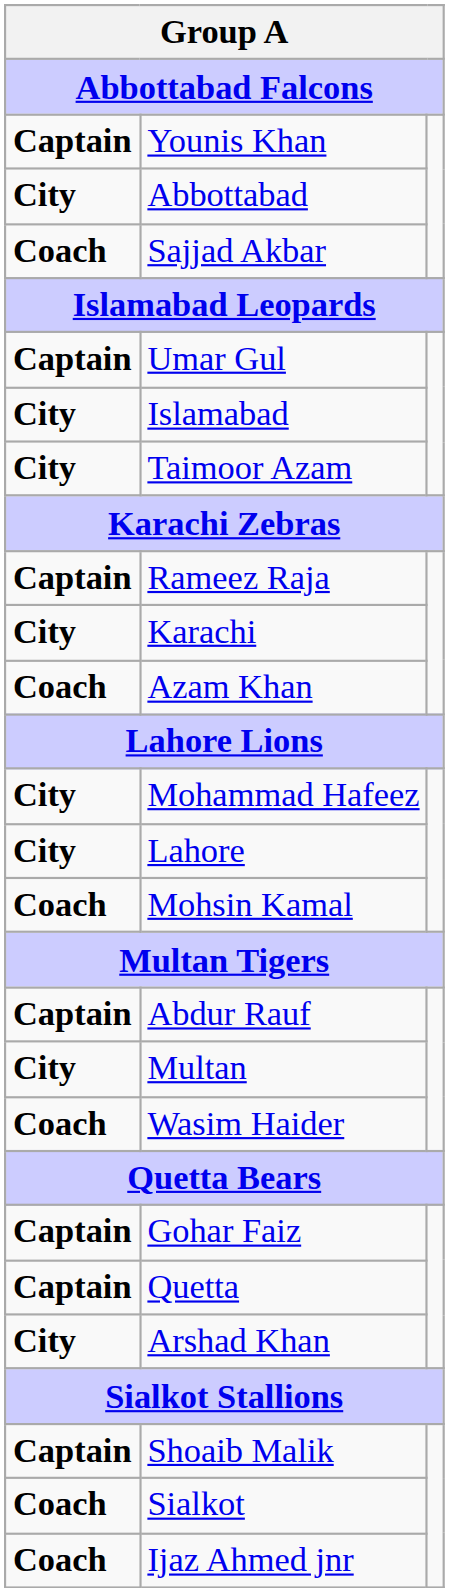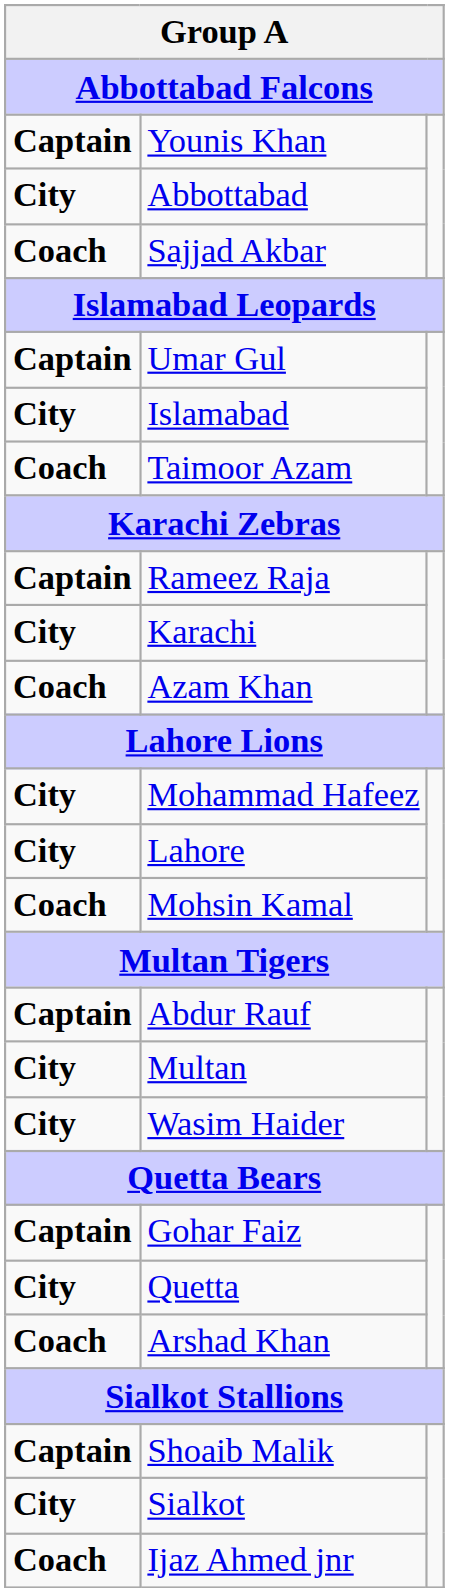(45, 468) City -> (60, 468) Coach
(60, 1122) Coach -> (45, 1122) City
(72, 1286) Captain -> (45, 1286) City
(45, 1341) City -> (60, 1341) Coach
(60, 1504) Coach -> (45, 1504) City
